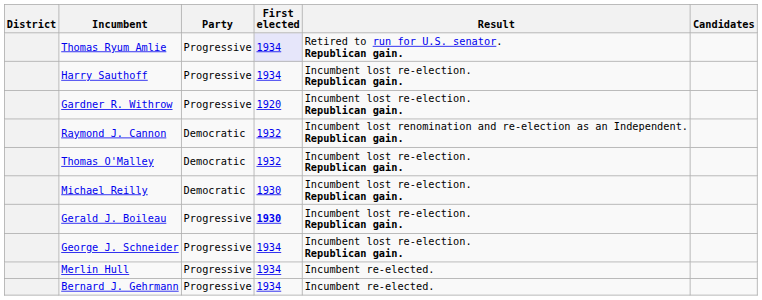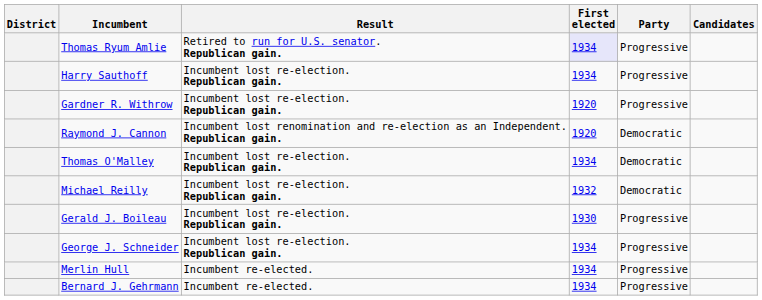columns swapped: (218, 25) <-> (496, 25)
(269, 133) 1932 -> (584, 133) 1920
(269, 162) 1932 -> (584, 162) 1934
(269, 190) 1930 -> (584, 190) 1932
(269, 219) bold -> (584, 219) normal
